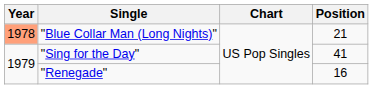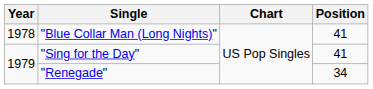(21, 34) lightsalmon background -> (21, 34) no background
(340, 34) 21 -> (340, 34) 41
(340, 73) 16 -> (340, 73) 34
